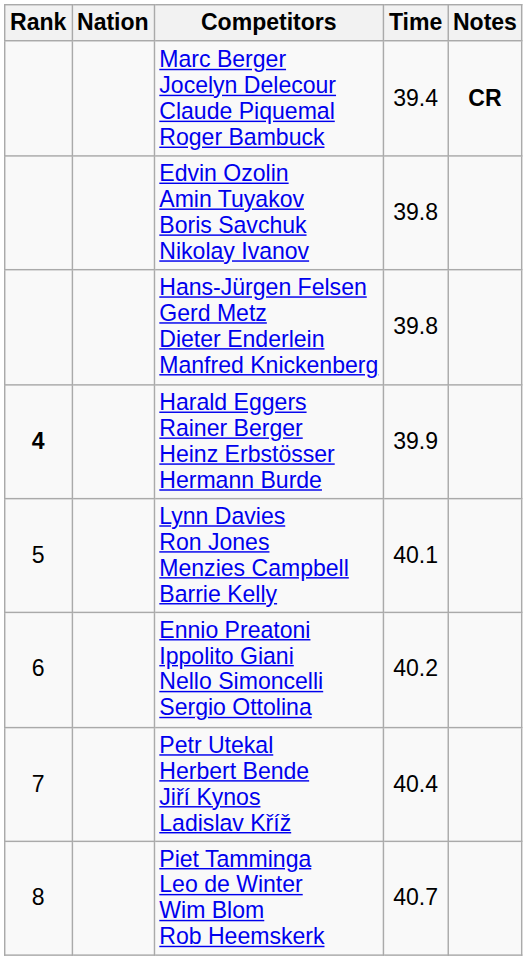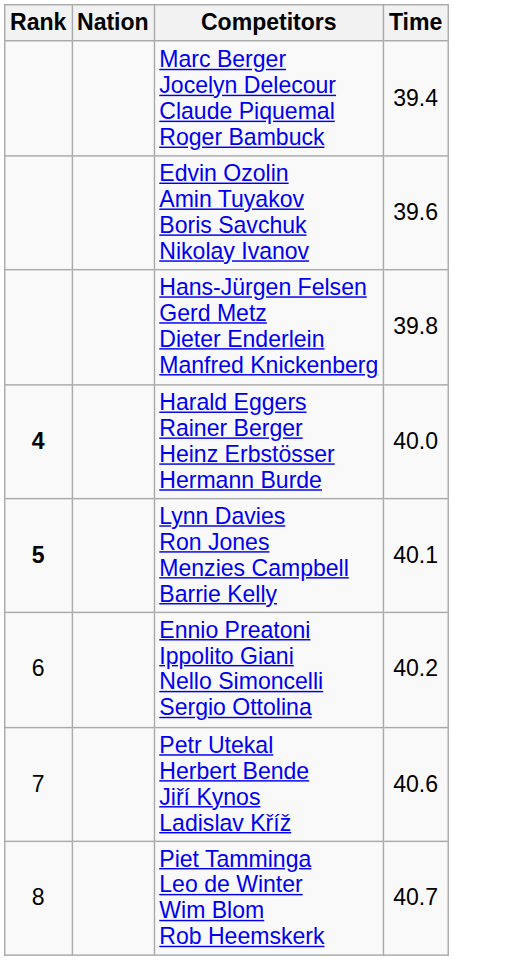- column: (485, 22)
(416, 212) 39.8 -> (416, 212) 39.6
(416, 441) 39.9 -> (416, 441) 40.0
(38, 555) normal -> (38, 555) bold
(416, 783) 40.4 -> (416, 783) 40.6
